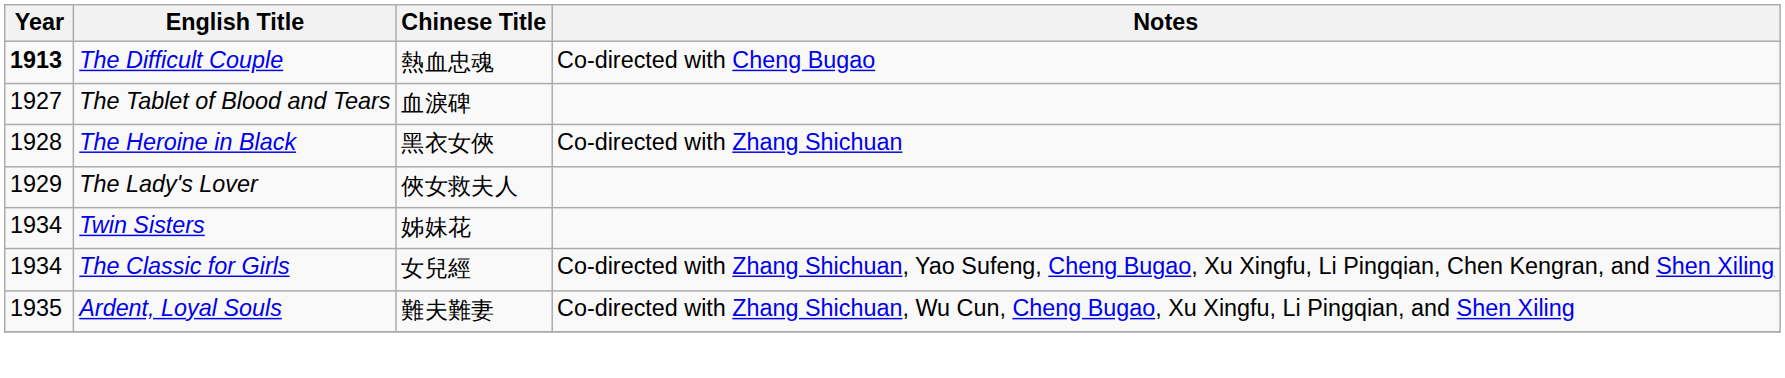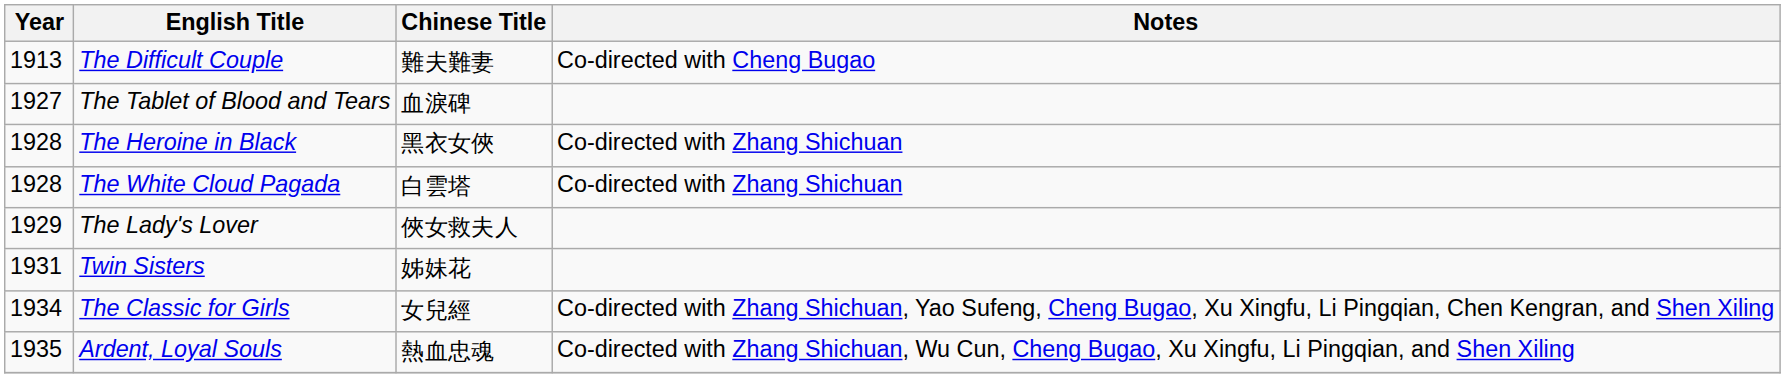(36, 60) bold -> (36, 60) normal
(448, 61) 熱血忠魂 -> (448, 61) 難夫難妻
+ row: (210, 184)
(36, 225) 1934 -> (36, 267) 1931
(448, 310) 難夫難妻 -> (448, 351) 熱血忠魂
